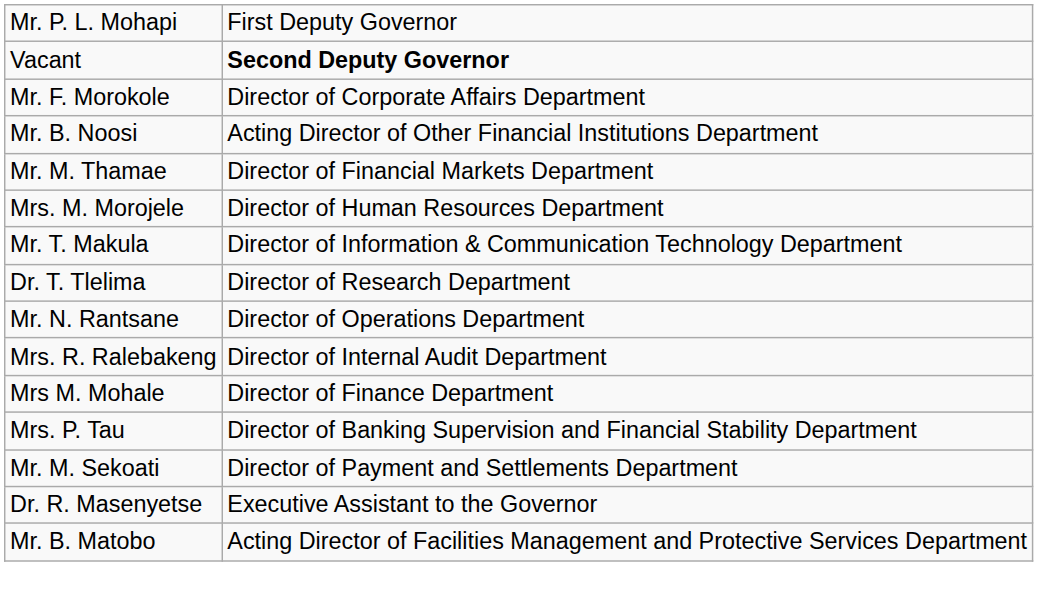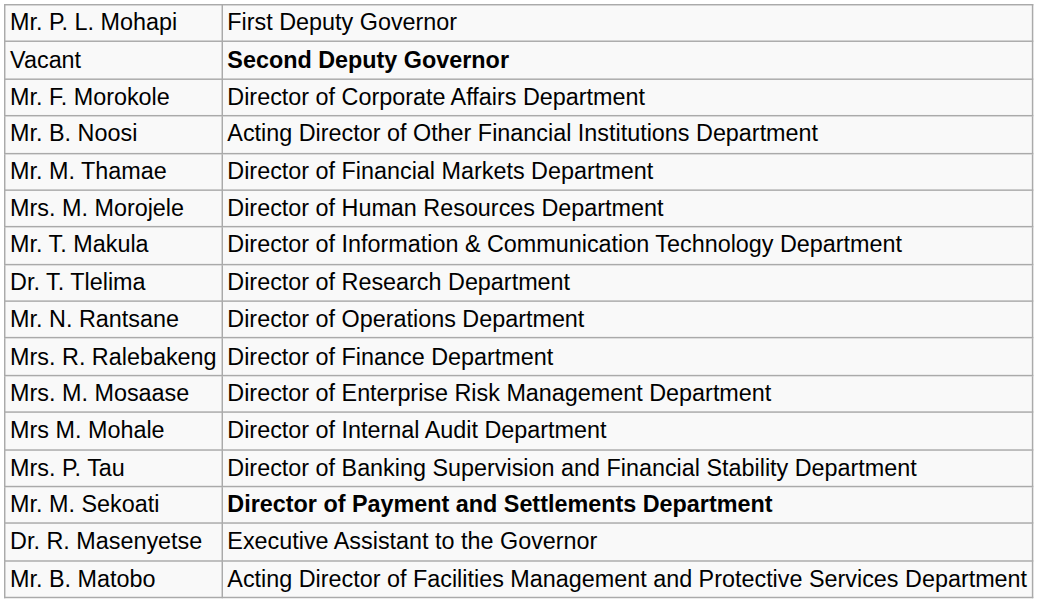(417, 356) Director of Internal Audit Department -> (390, 356) Director of Finance Department
+ row: (100, 393)
(390, 393) Director of Finance Department -> (417, 430) Director of Internal Audit Department
(482, 467) normal -> (500, 504) bold
